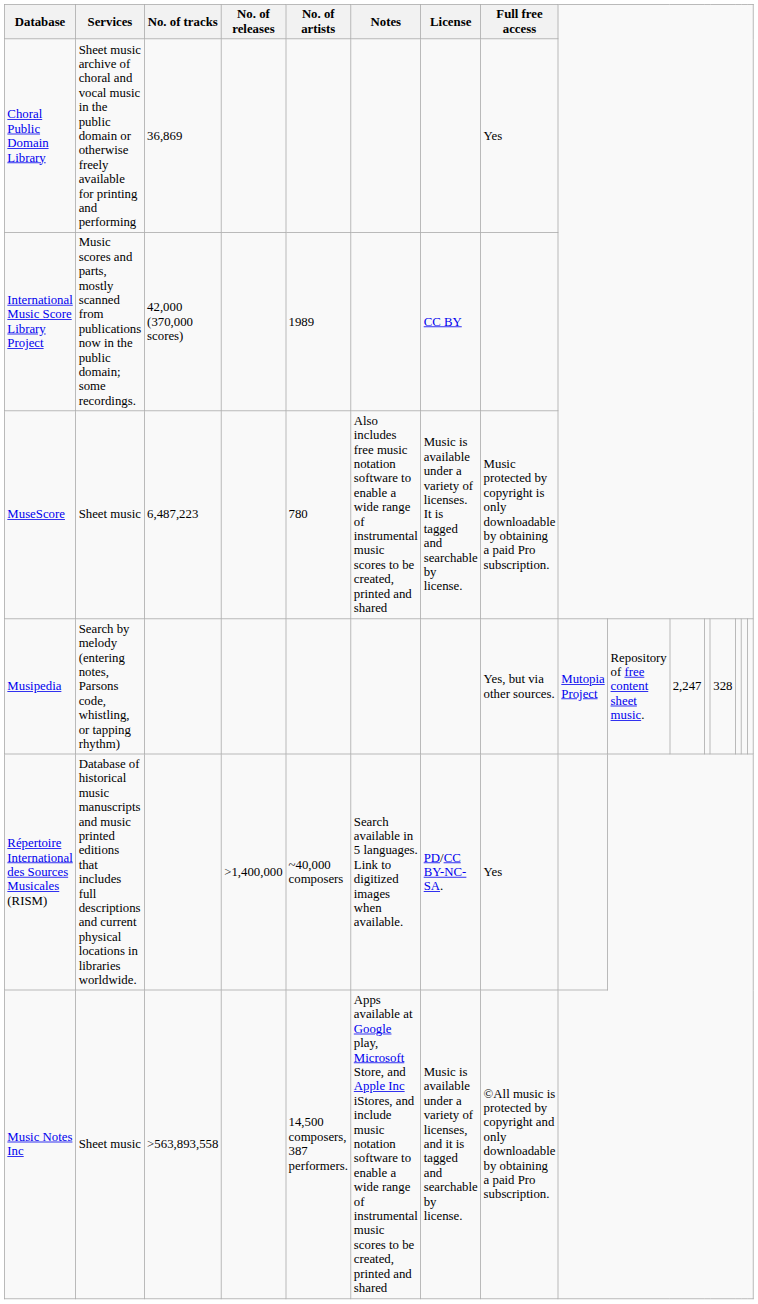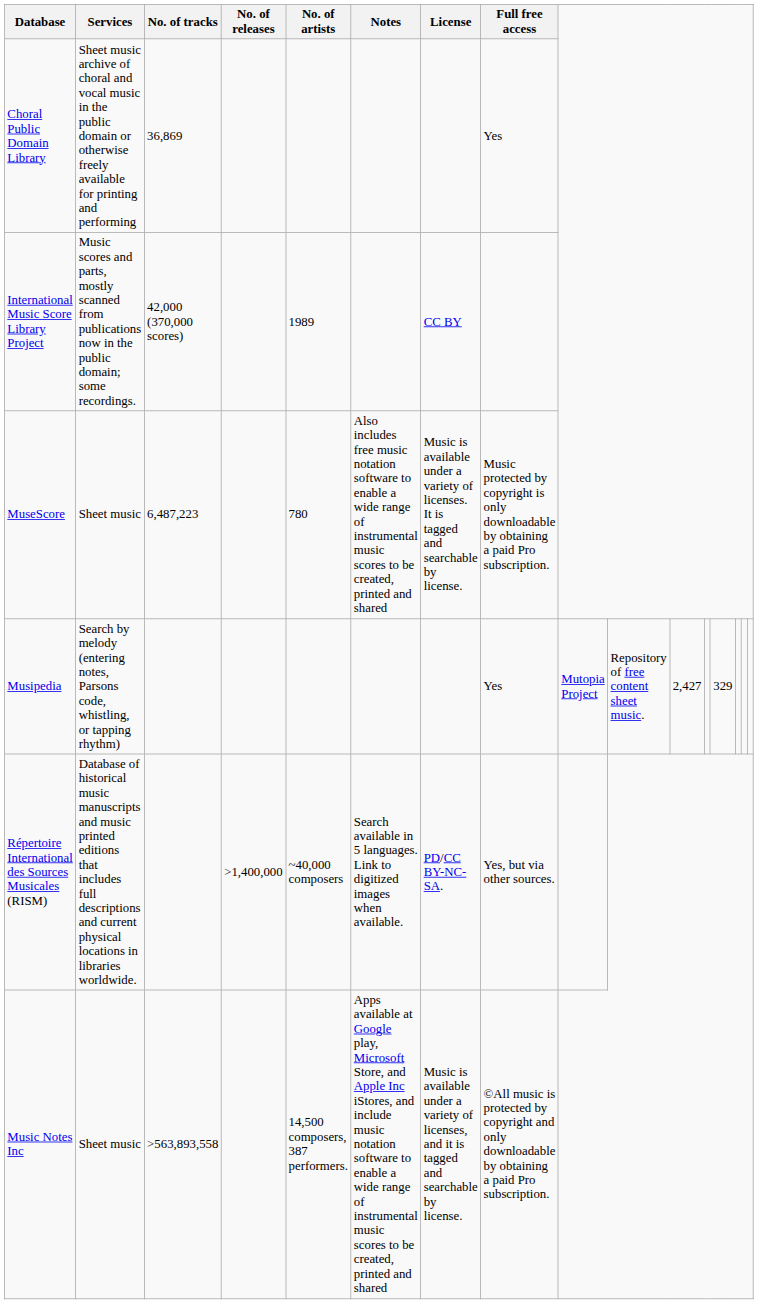(519, 686) Yes, but via other sources. -> (493, 686) Yes
(687, 686) 2,247 -> (687, 686) 2,427
(723, 686) 328 -> (723, 686) 329
(493, 872) Yes -> (519, 872) Yes, but via other sources.
